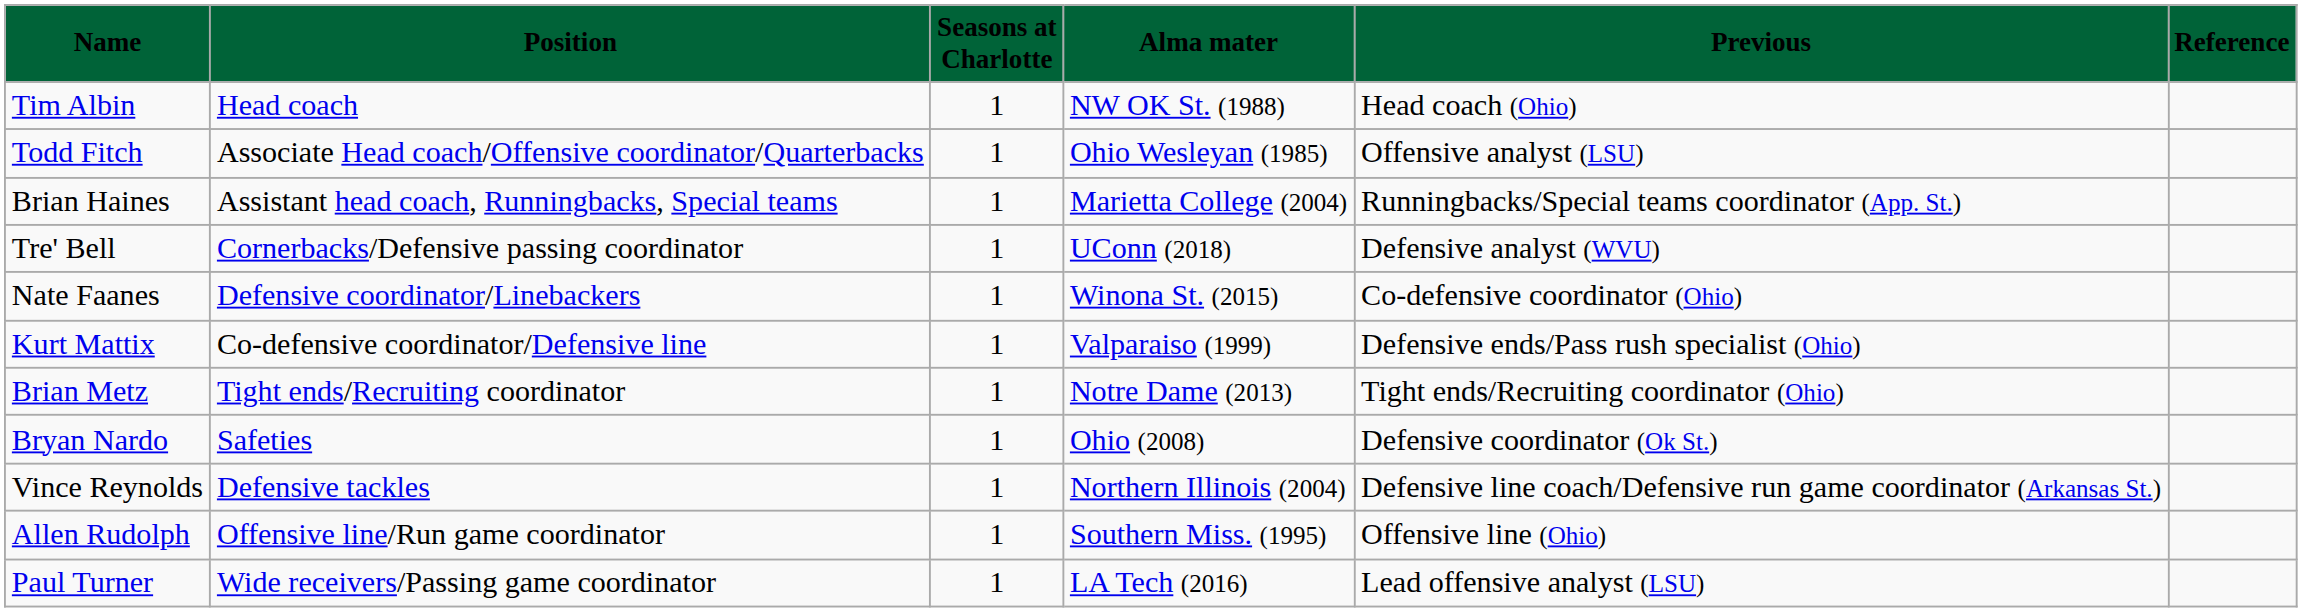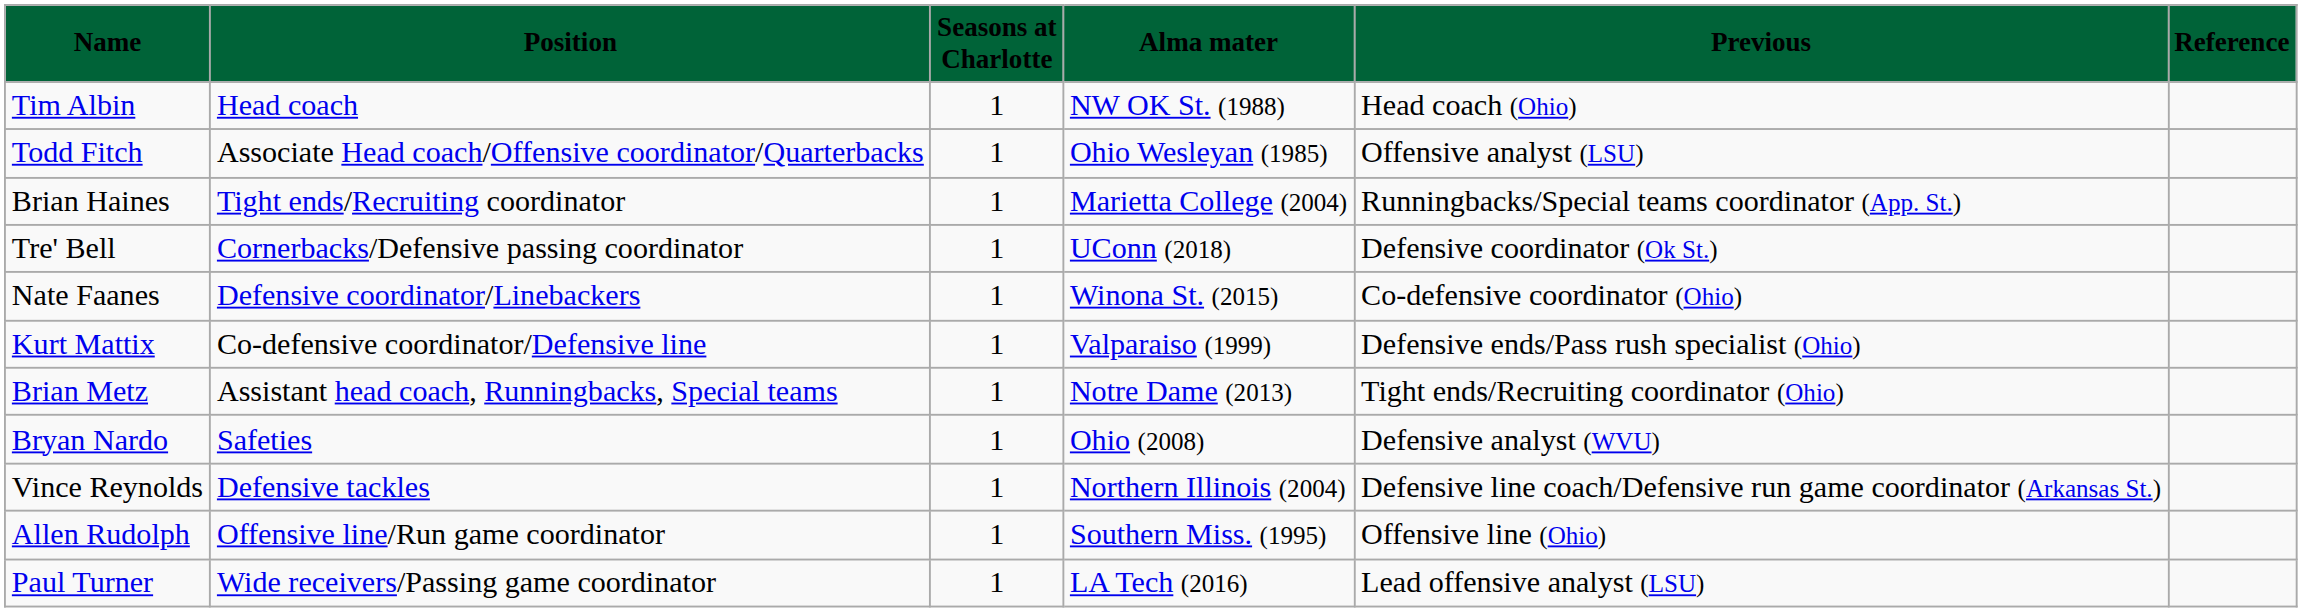(527, 200) Assistant head coach, Runningbacks, Special teams -> (421, 200) Tight ends/Recruiting coordinator
(1510, 248) Defensive analyst (WVU) -> (1539, 248) Defensive coordinator (Ok St.)
(421, 391) Tight ends/Recruiting coordinator -> (527, 391) Assistant head coach, Runningbacks, Special teams
(1539, 438) Defensive coordinator (Ok St.) -> (1510, 438) Defensive analyst (WVU)
